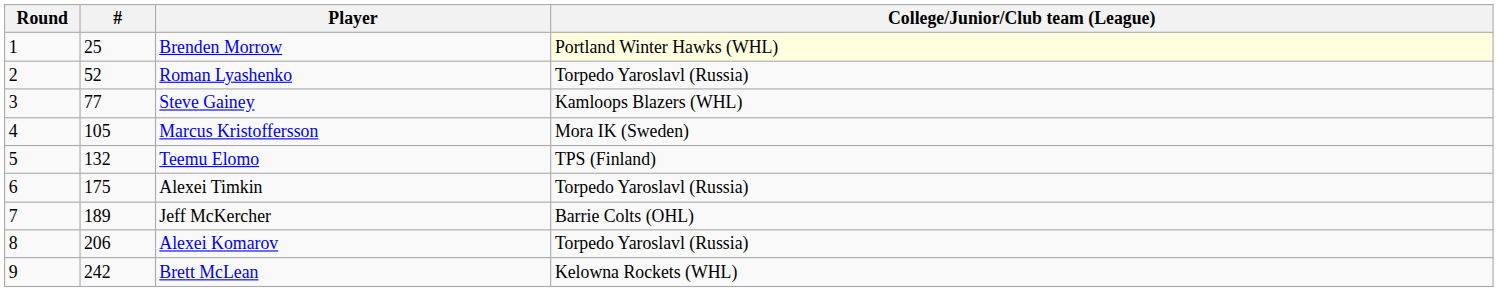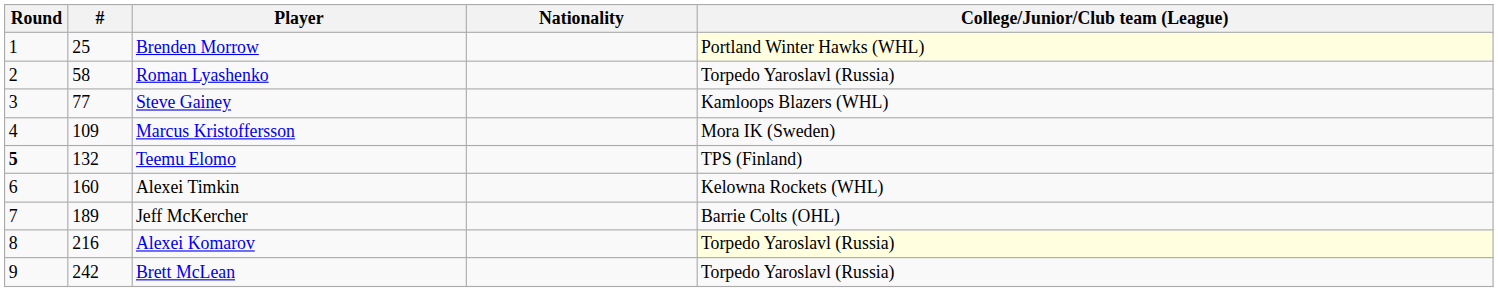+ column: (581, 18)
(93, 74) 52 -> (81, 74) 58
(97, 131) 105 -> (86, 131) 109
(13, 159) normal -> (13, 159) bold
(97, 187) 175 -> (86, 187) 160
(652, 187) Torpedo Yaroslavl (Russia) -> (792, 187) Kelowna Rockets (WHL)
(97, 243) 206 -> (86, 243) 216
(652, 243) no background -> (798, 243) lightyellow background
(646, 272) Kelowna Rockets (WHL) -> (798, 272) Torpedo Yaroslavl (Russia)
